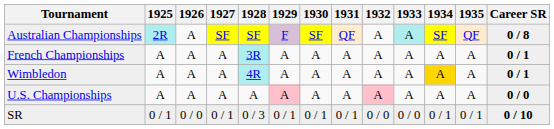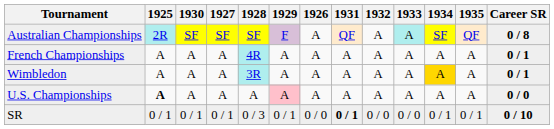columns swapped: (191, 14) <-> (316, 14)
(254, 54) 3R -> (254, 54) 4R
(254, 74) 4R -> (254, 74) 3R
(160, 94) normal -> (160, 94) bold
(378, 94) pink background -> (378, 94) no background
(347, 114) normal -> (347, 114) bold
